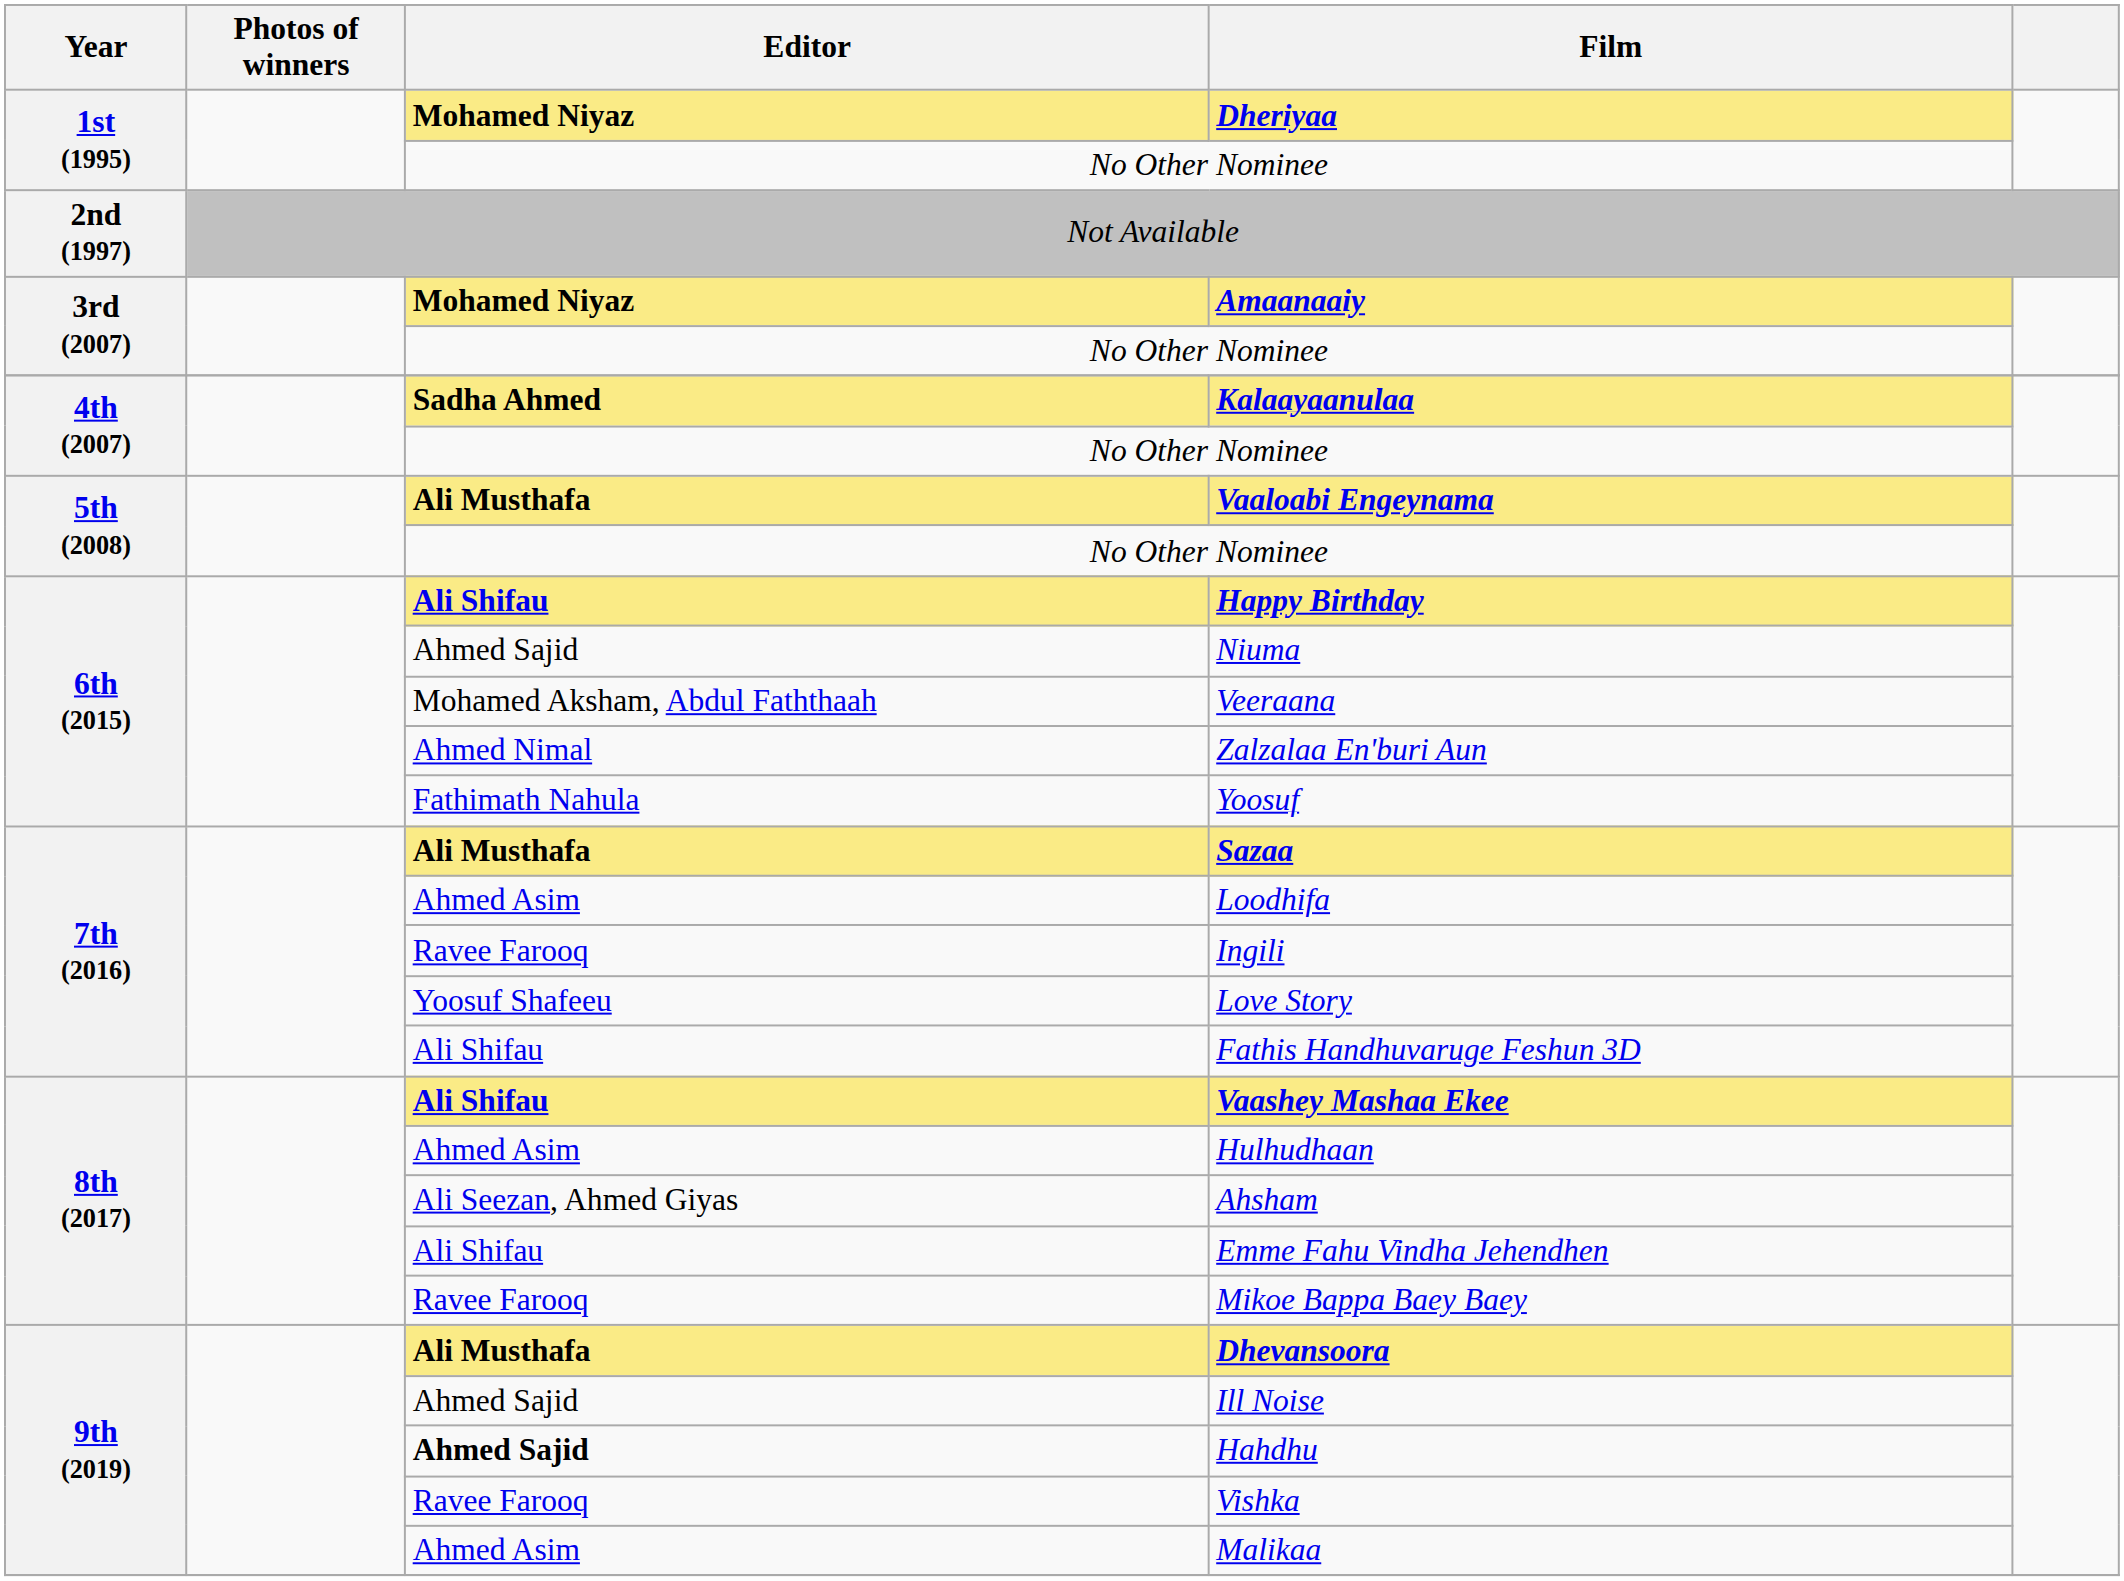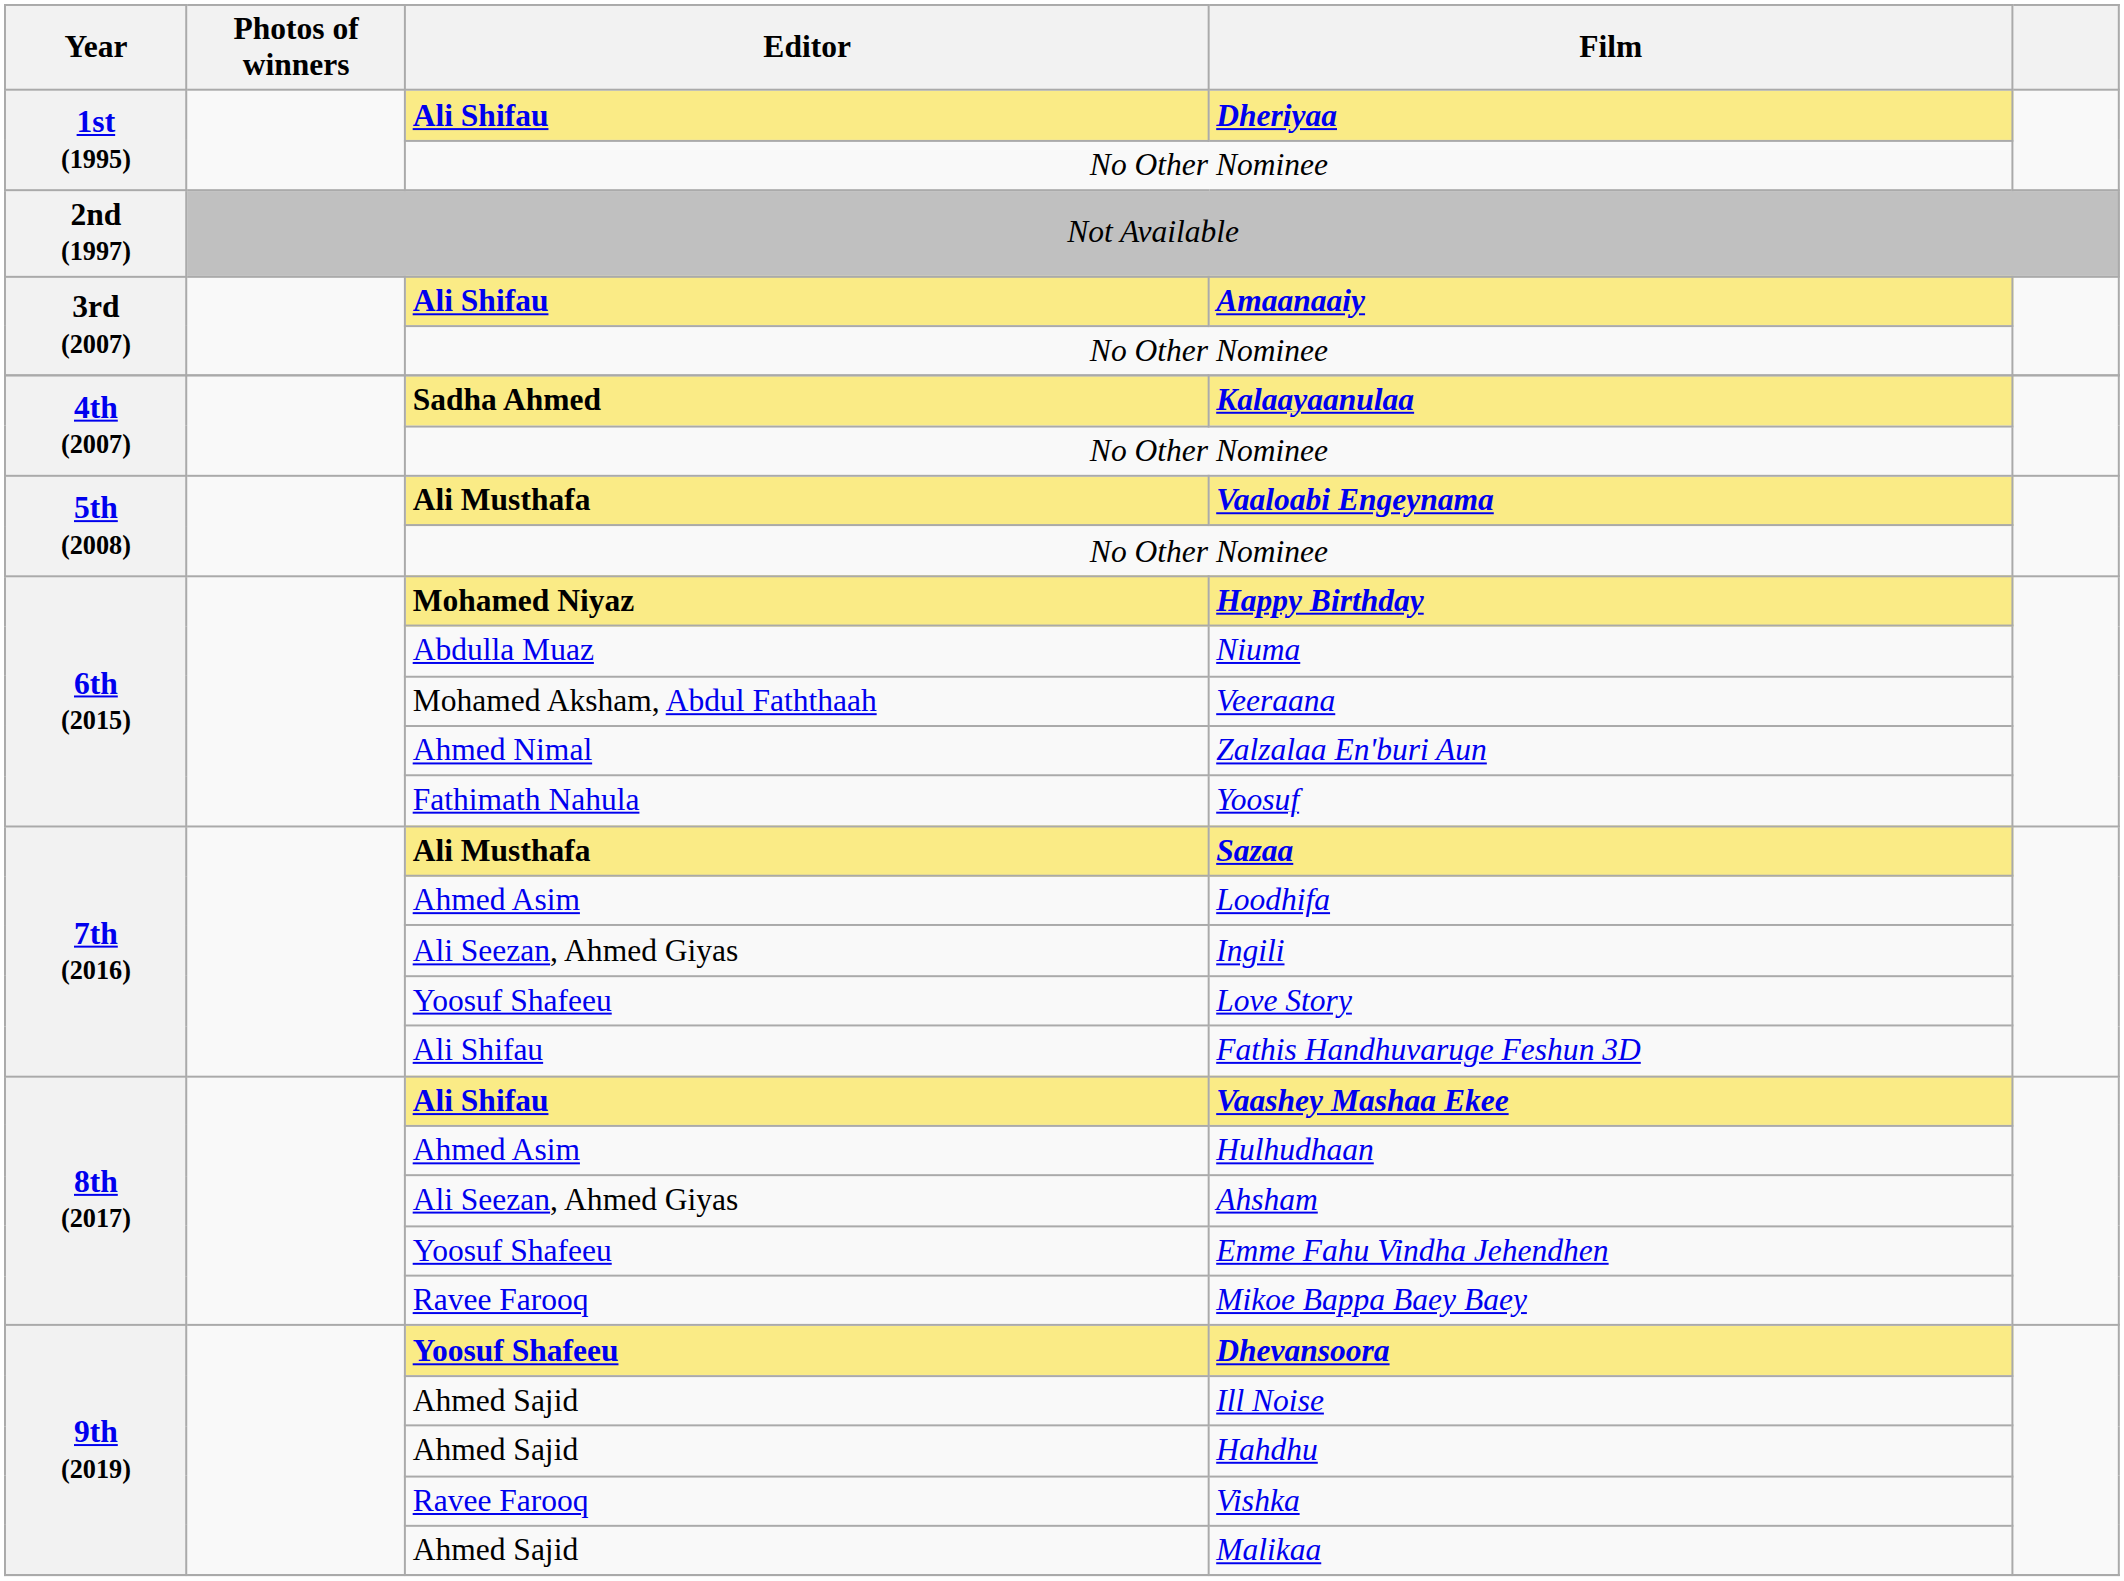(523, 114) Mohamed Niyaz -> (481, 114) Ali Shifau
(523, 300) Mohamed Niyaz -> (481, 300) Ali Shifau
(481, 600) Ali Shifau -> (523, 600) Mohamed Niyaz
(495, 650) Ahmed Sajid -> (503, 650) Abdulla Muaz
(501, 950) Ravee Farooq -> (576, 950) Ali Seezan, Ahmed Giyas
(478, 1250) Ali Shifau -> (512, 1250) Yoosuf Shafeeu
(502, 1350) Ali Musthafa -> (516, 1350) Yoosuf Shafeeu
(501, 1450) bold -> (495, 1450) normal
(496, 1550) Ahmed Asim -> (495, 1550) Ahmed Sajid
